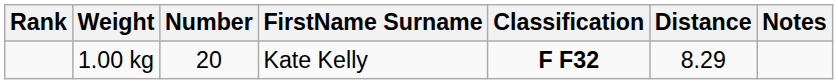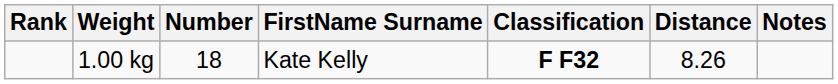(209, 59) 20 -> (209, 59) 18
(703, 59) 8.29 -> (703, 59) 8.26
